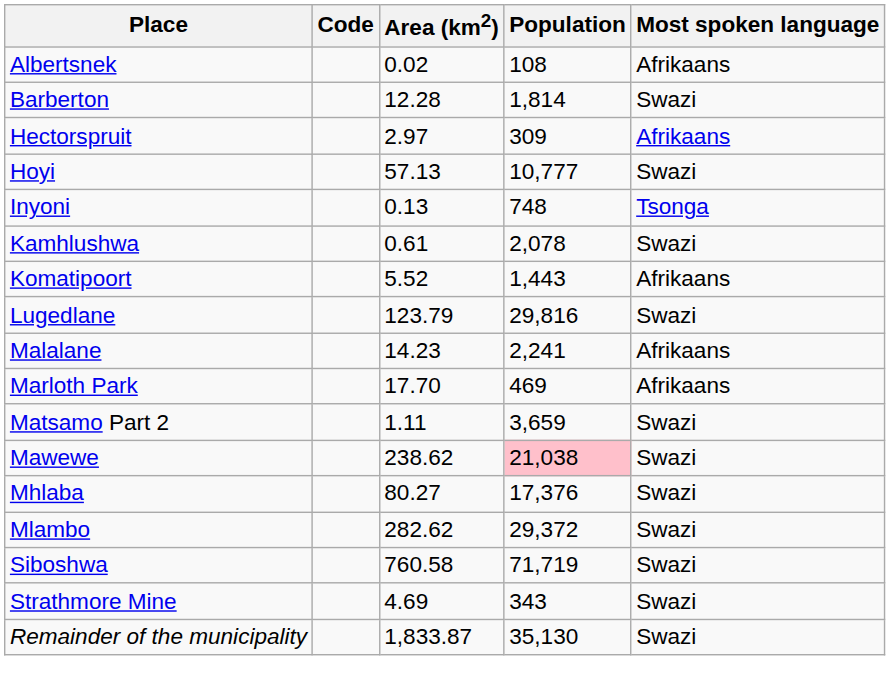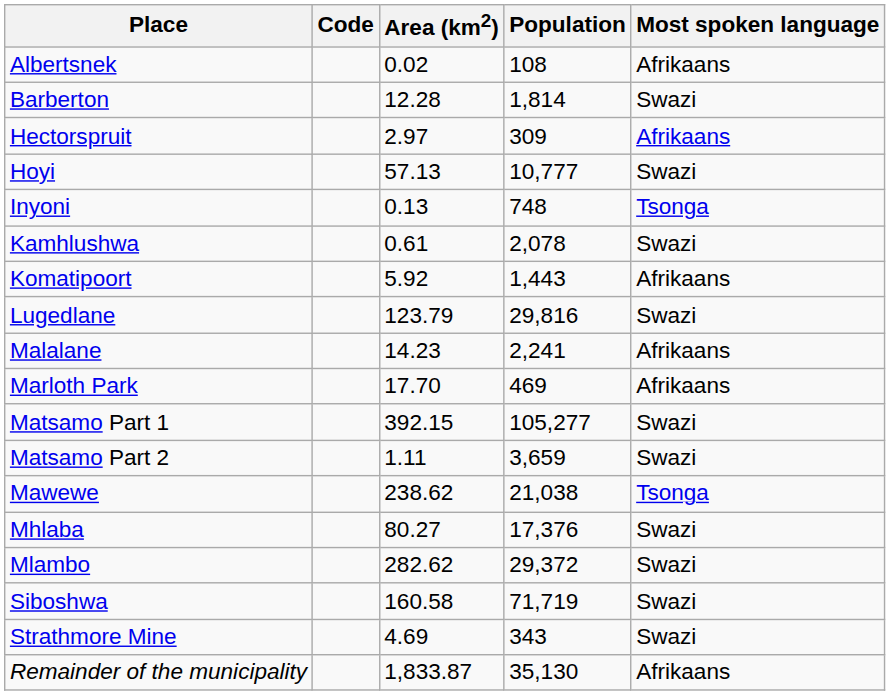(406, 278) 5.52 -> (406, 278) 5.92
+ row: (90, 422)
(544, 457) pink background -> (544, 493) no background
(666, 457) Swazi -> (673, 493) Tsonga
(419, 565) 760.58 -> (419, 600) 160.58
(666, 636) Swazi -> (683, 672) Afrikaans
